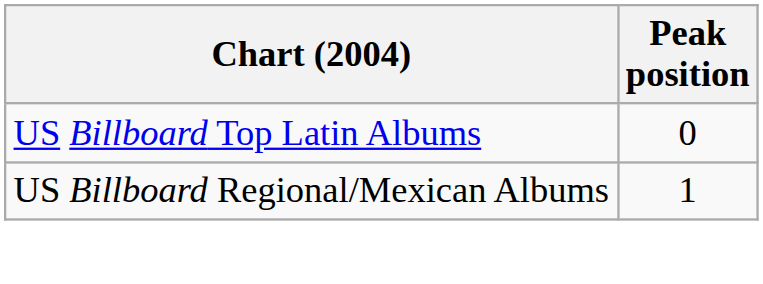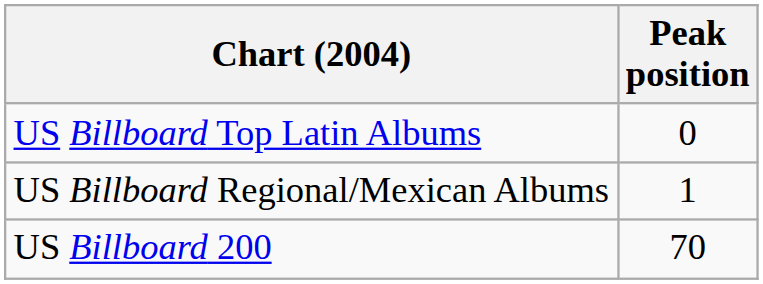+ row: (143, 248)
